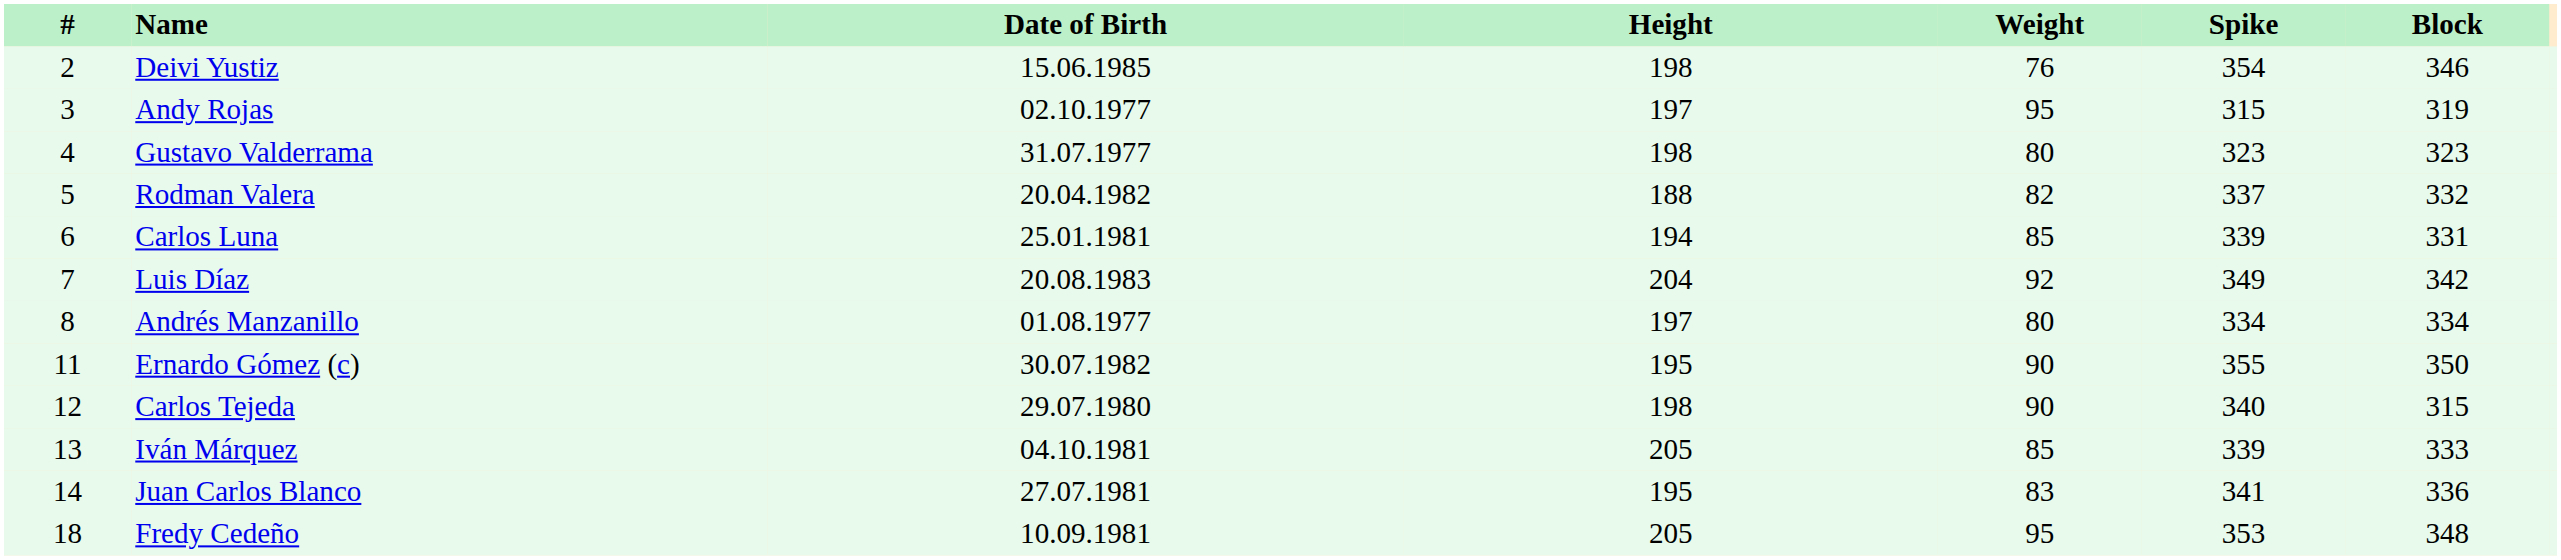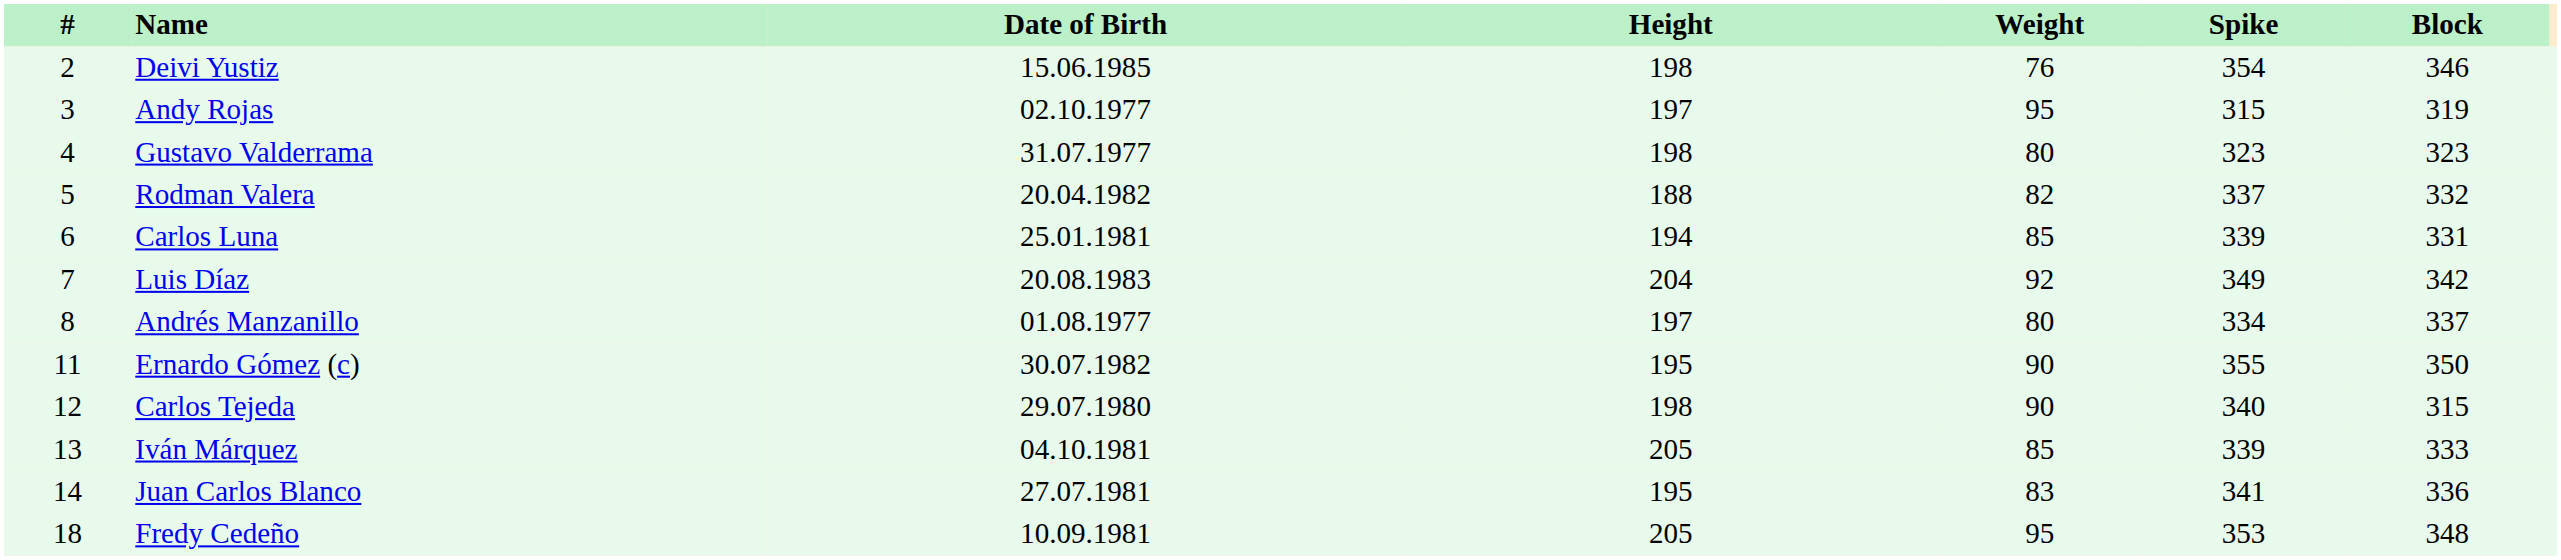(2447, 321) 334 -> (2447, 321) 337
